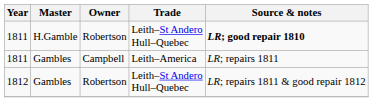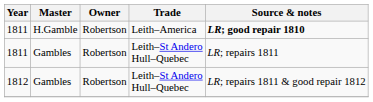(167, 36) Leith–St Andero Hull–Quebec -> (164, 30) Leith–America
(103, 59) Campbell -> (105, 53) Robertson
(164, 59) Leith–America -> (167, 53) Leith–St Andero Hull–Quebec
